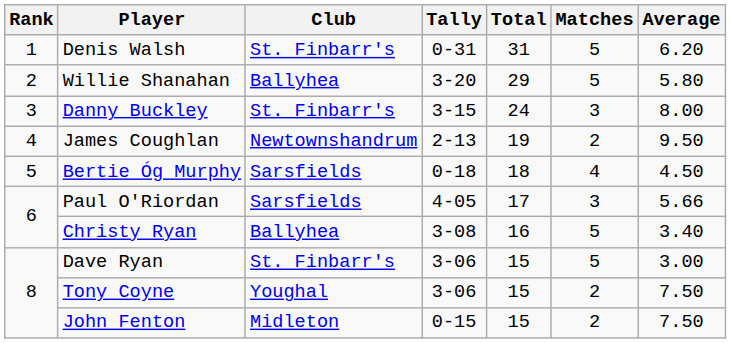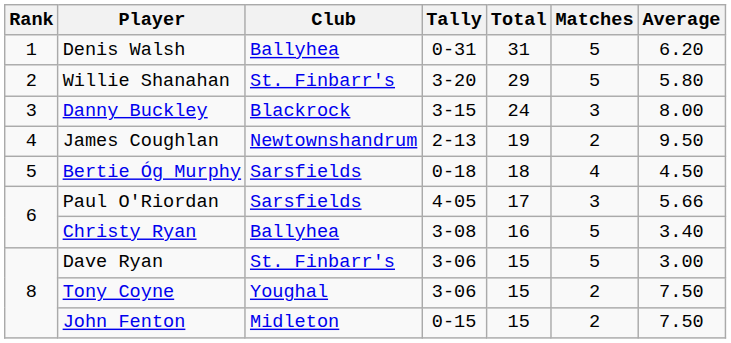(322, 50) St. Finbarr's -> (295, 50) Ballyhea
(295, 80) Ballyhea -> (322, 80) St. Finbarr's
(322, 111) St. Finbarr's -> (300, 111) Blackrock
